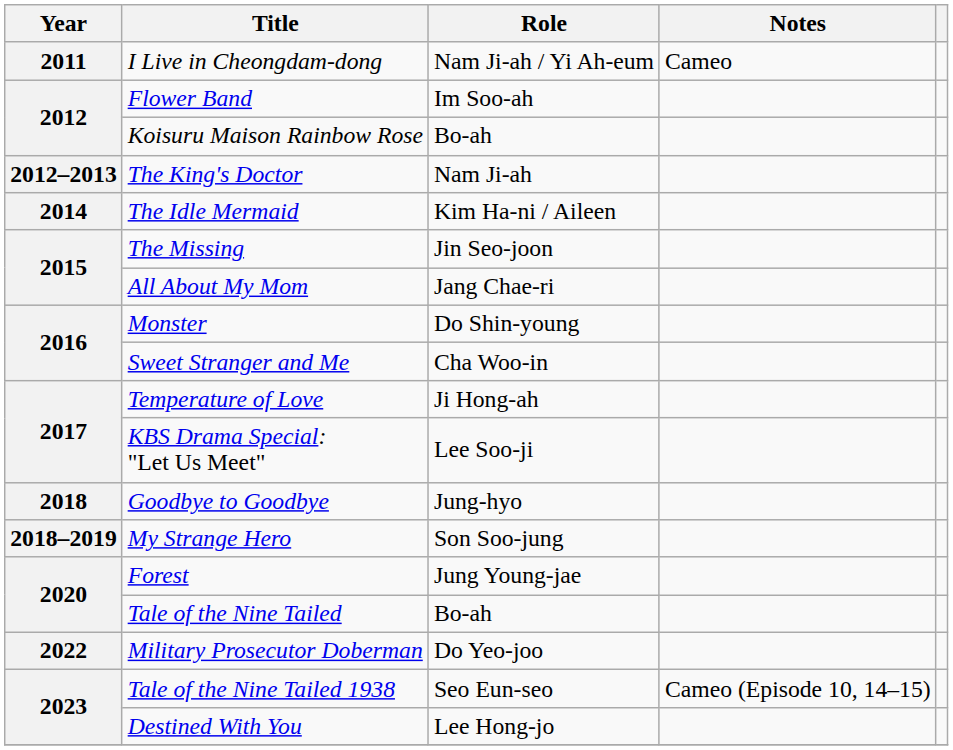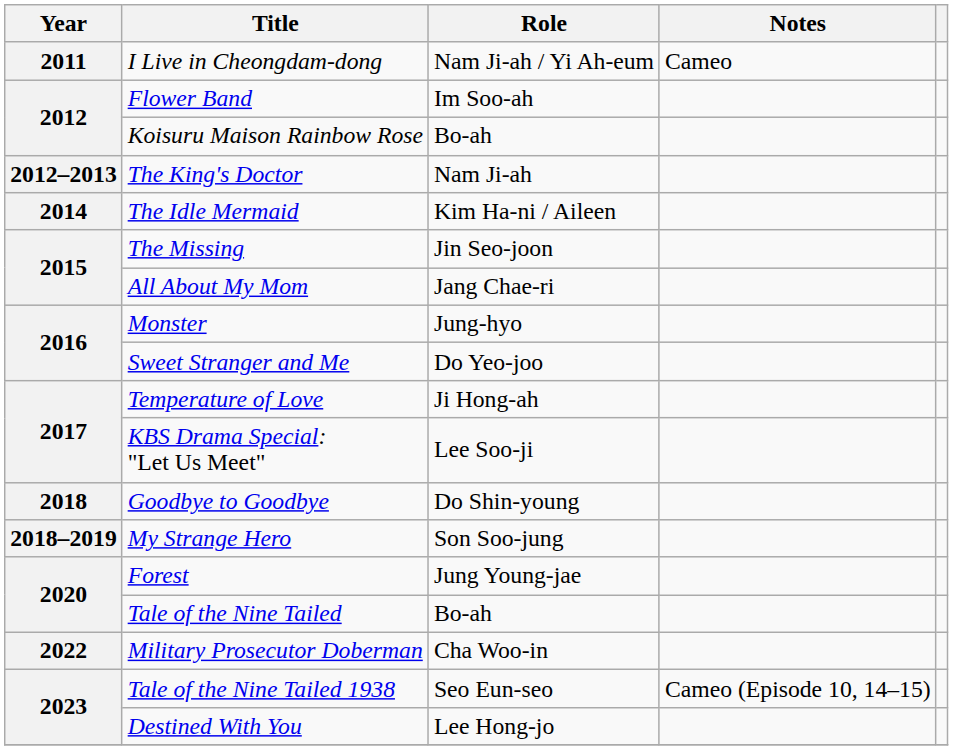(507, 323) Do Shin-young -> (478, 323) Jung-hyo
(491, 361) Cha Woo-in -> (489, 361) Do Yeo-joo
(478, 500) Jung-hyo -> (507, 500) Do Shin-young
(489, 650) Do Yeo-joo -> (491, 650) Cha Woo-in
